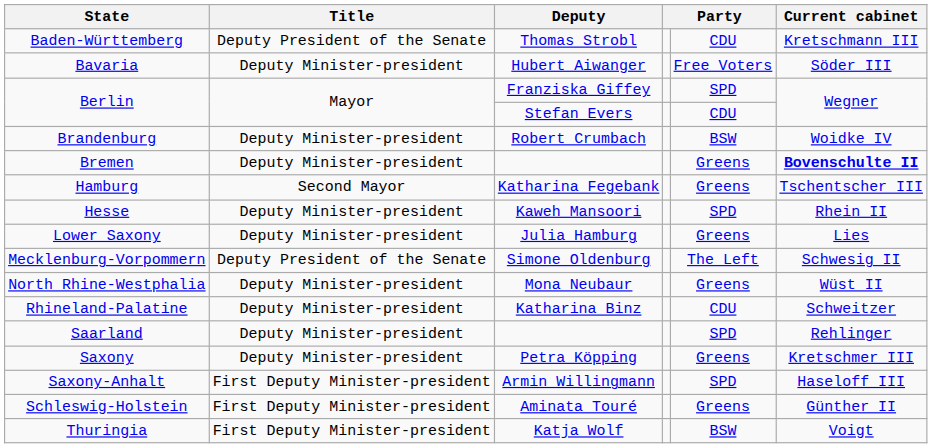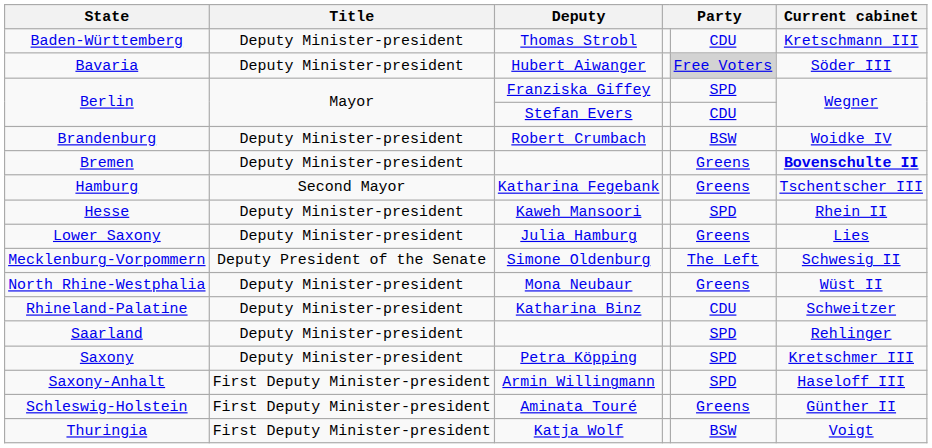(352, 41) Deputy President of the Senate -> (352, 41) Deputy Minister-president
(723, 65) no background -> (723, 65) lightgrey background
(723, 358) Greens -> (723, 358) SPD
